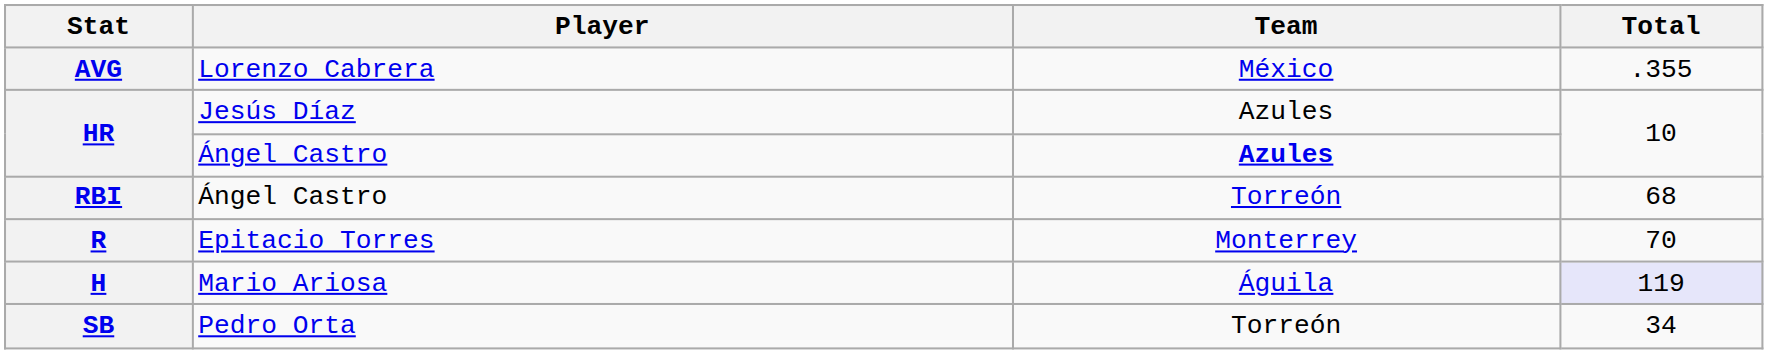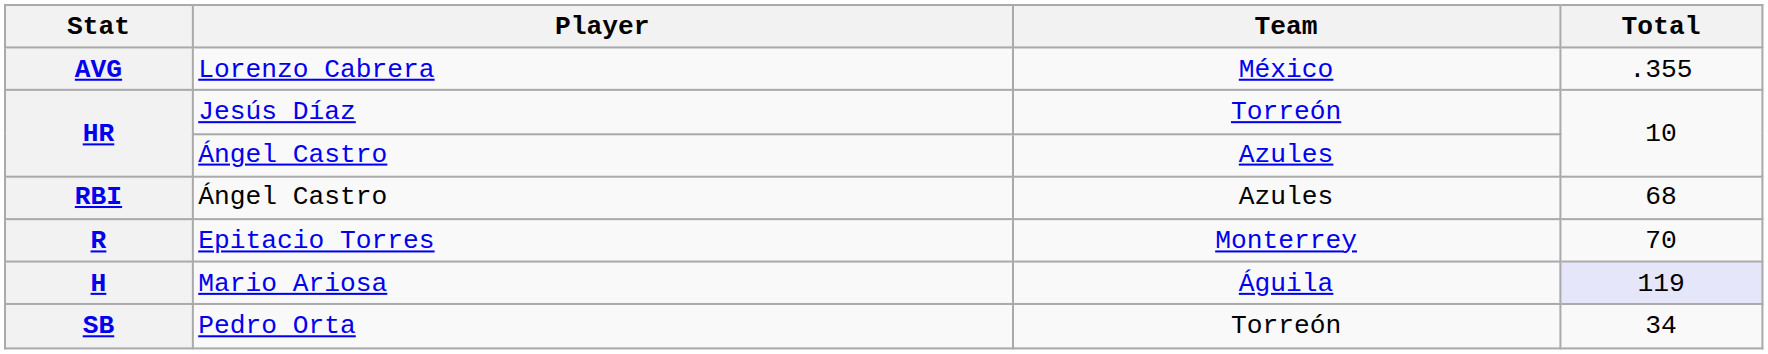(1286, 112) Azules -> (1286, 112) Torreón
(1286, 155) bold -> (1286, 155) normal
(1286, 198) Torreón -> (1286, 198) Azules
